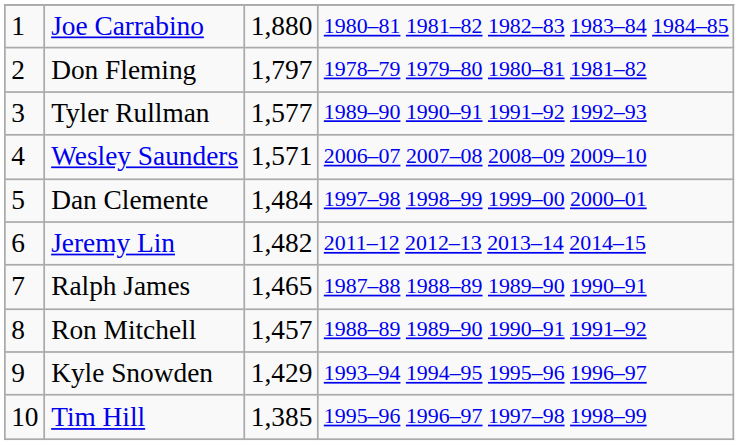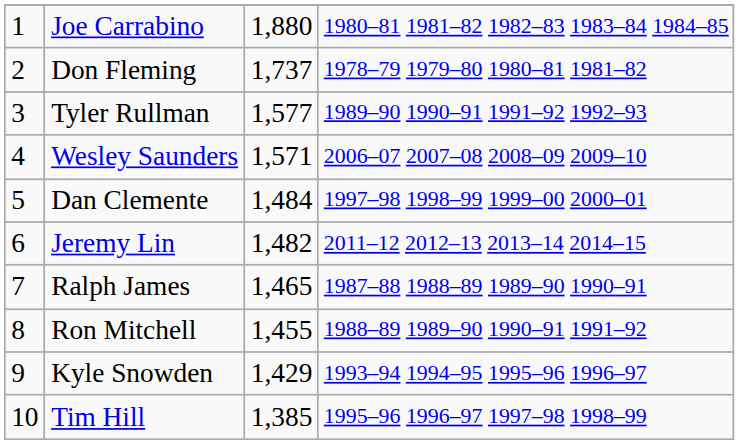(282, 69) 1,797 -> (282, 69) 1,737
(282, 329) 1,457 -> (282, 329) 1,455
